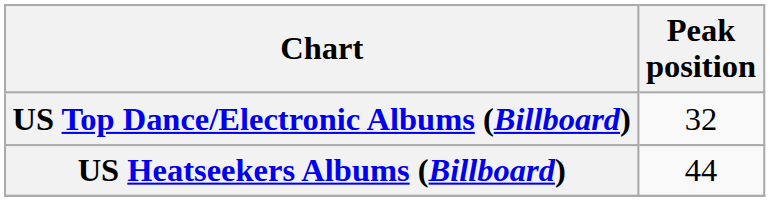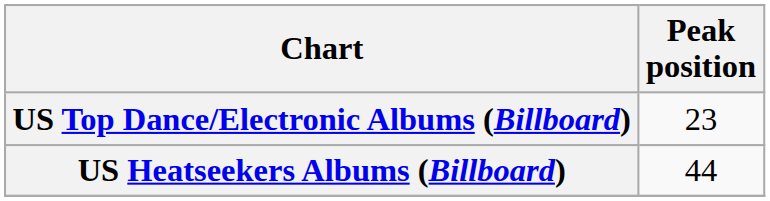(701, 118) 32 -> (701, 118) 23
